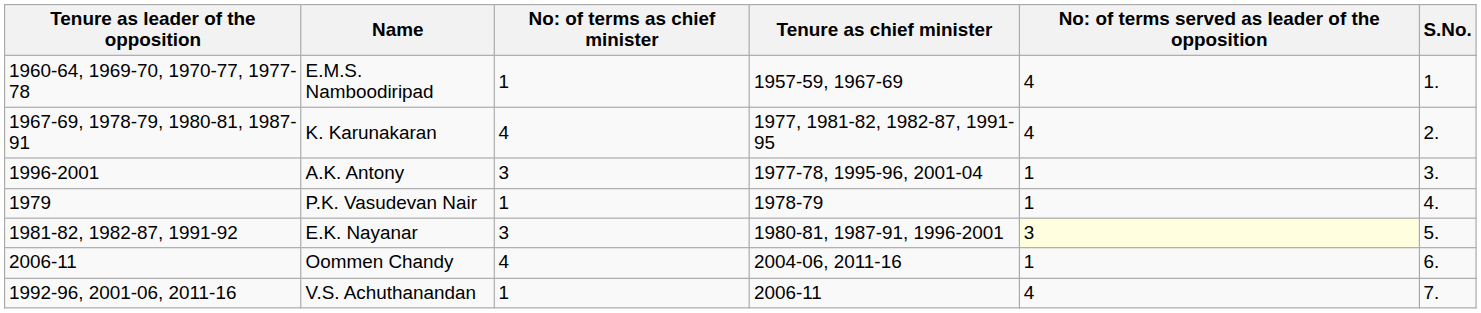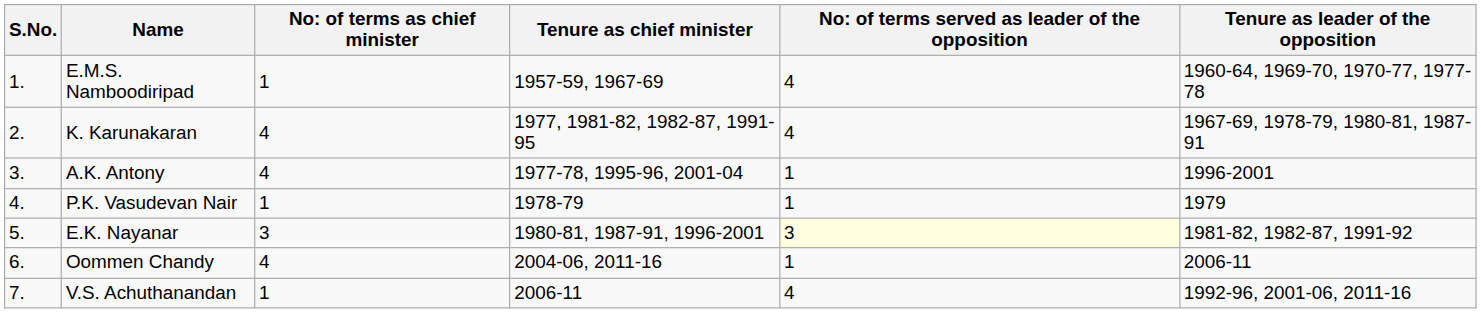columns swapped: (1448, 30) <-> (153, 30)
(504, 173) 3 -> (264, 173) 4
